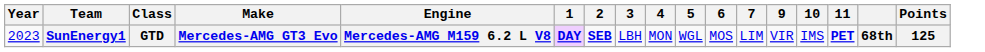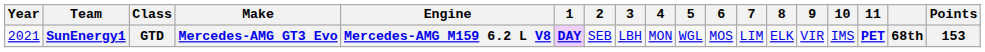+ column: (782, 15)
(24, 36) 2023 -> (24, 36) 2021
(600, 36) bold -> (600, 36) normal
(923, 36) 125 -> (954, 36) 153
